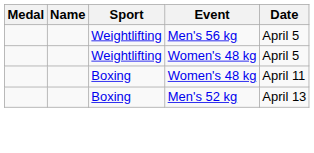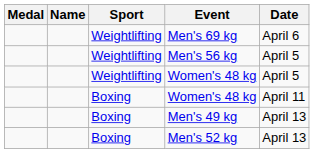+ row: (127, 35)
+ row: (111, 117)
